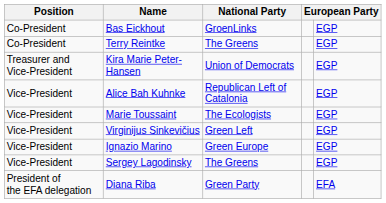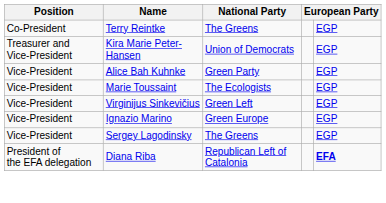- row: (135, 28)
(246, 93) Republican Left of Catalonia -> (232, 71) Green Party
(232, 184) Green Party -> (246, 157) Republican Left of Catalonia
(326, 184) normal -> (326, 157) bold
